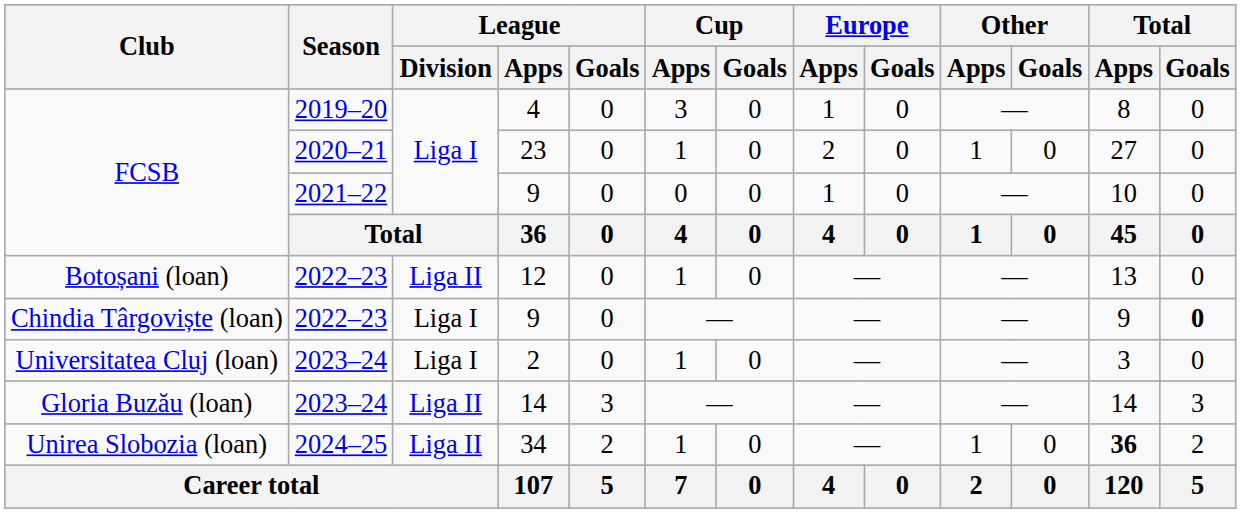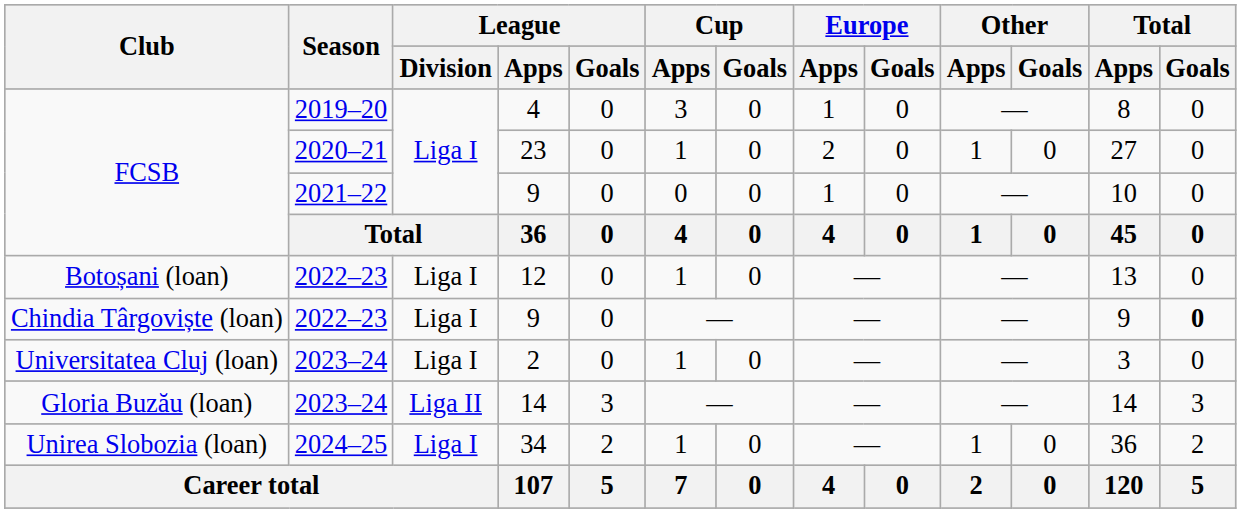(446, 276) Liga II -> (446, 276) Liga I
(446, 444) Liga II -> (446, 444) Liga I
(1124, 444) bold -> (1124, 444) normal
